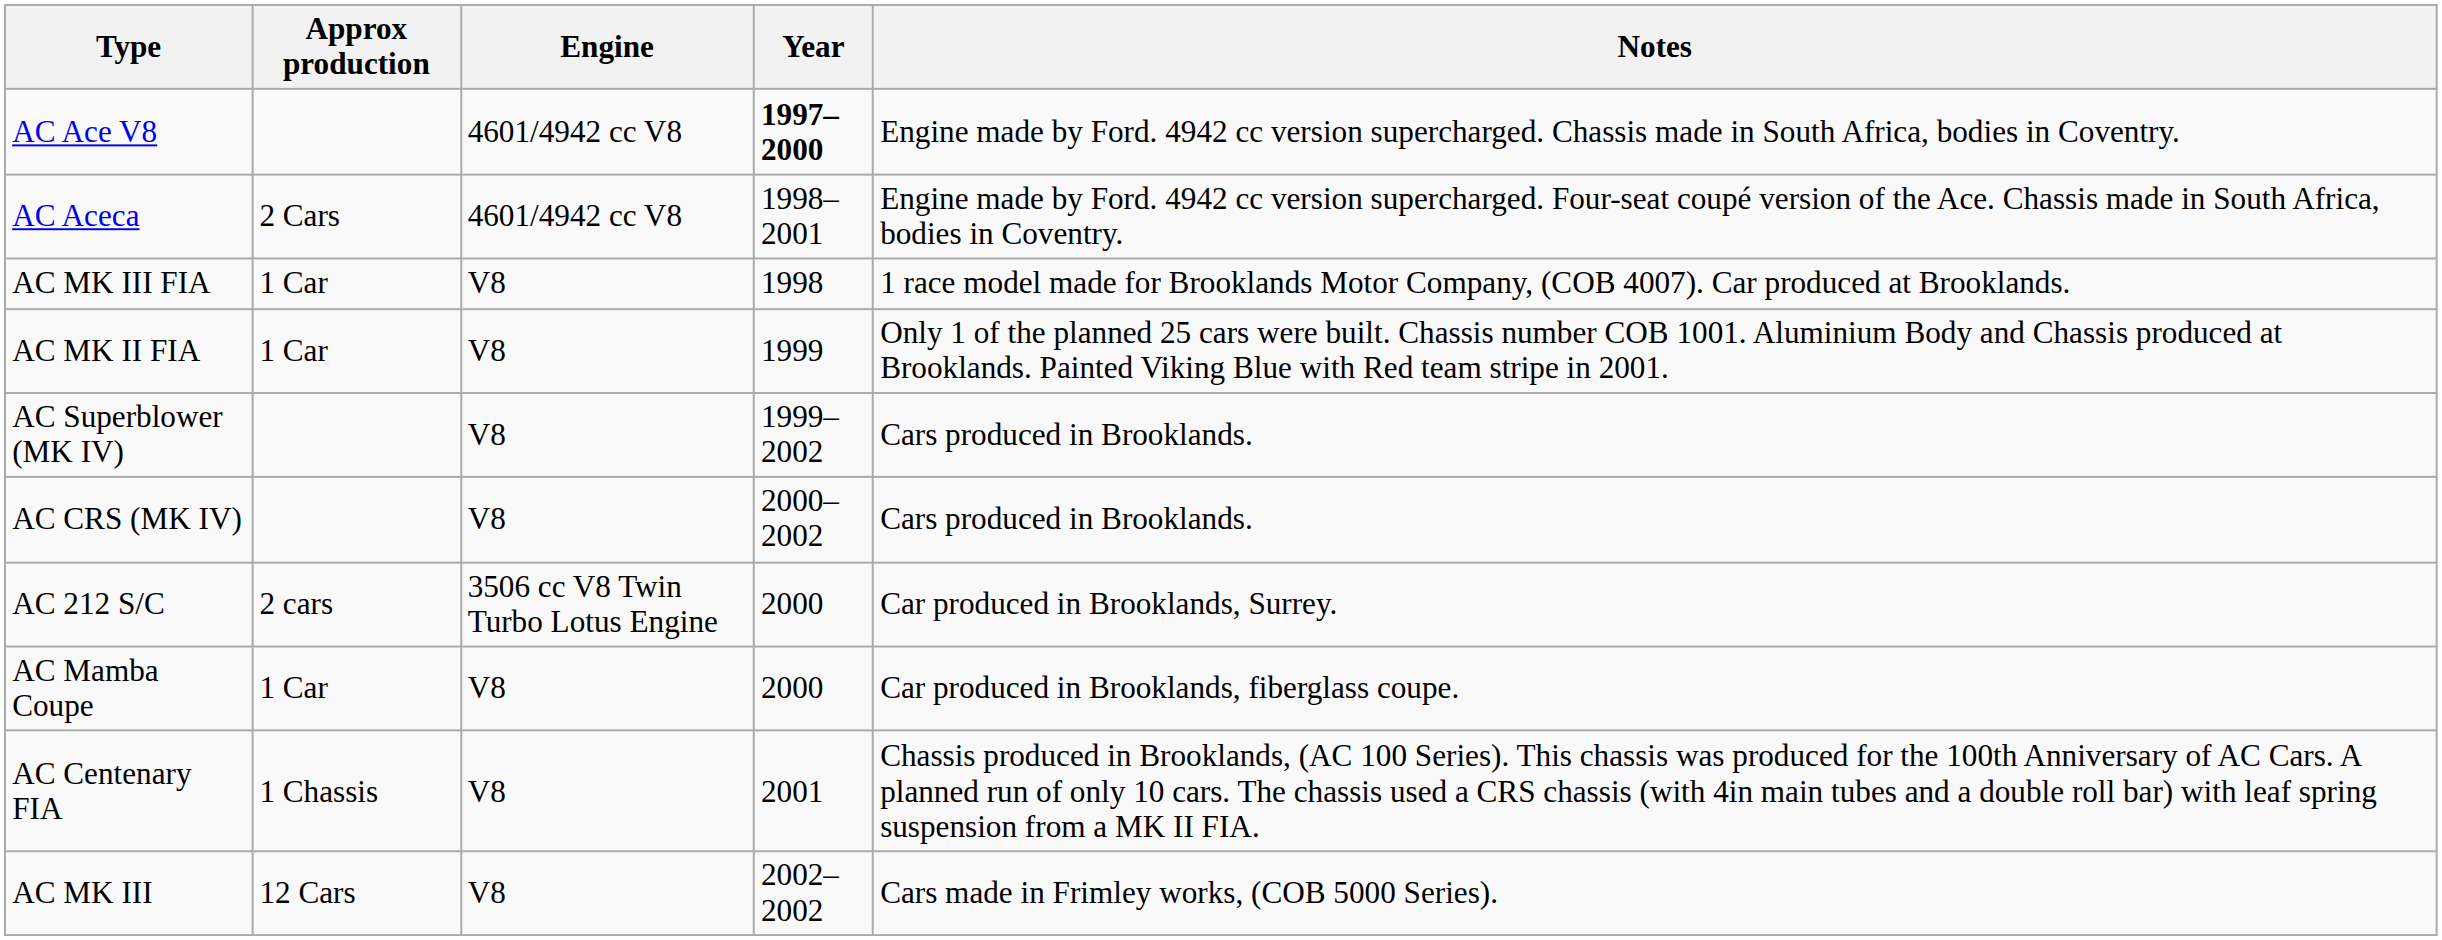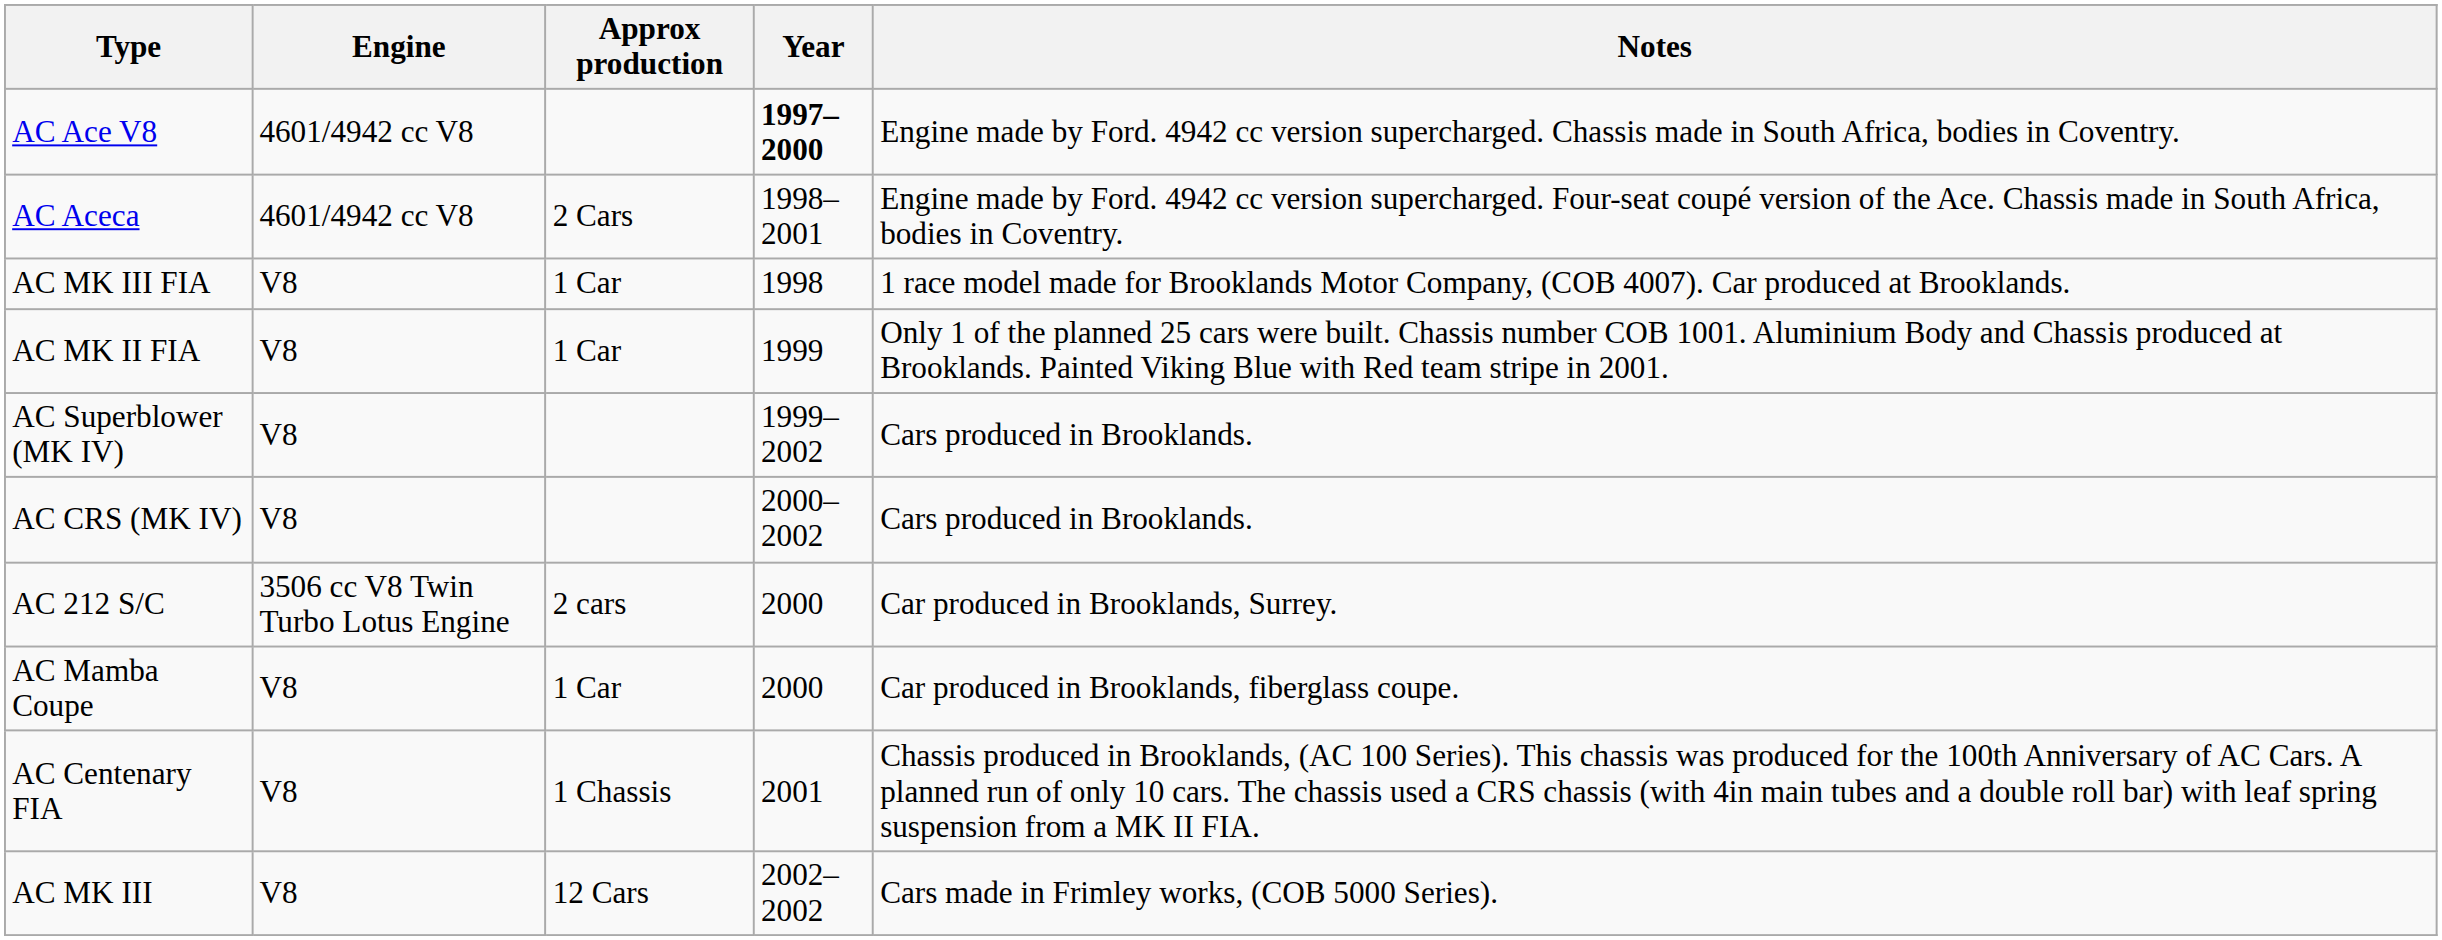columns swapped: (607, 46) <-> (356, 46)
